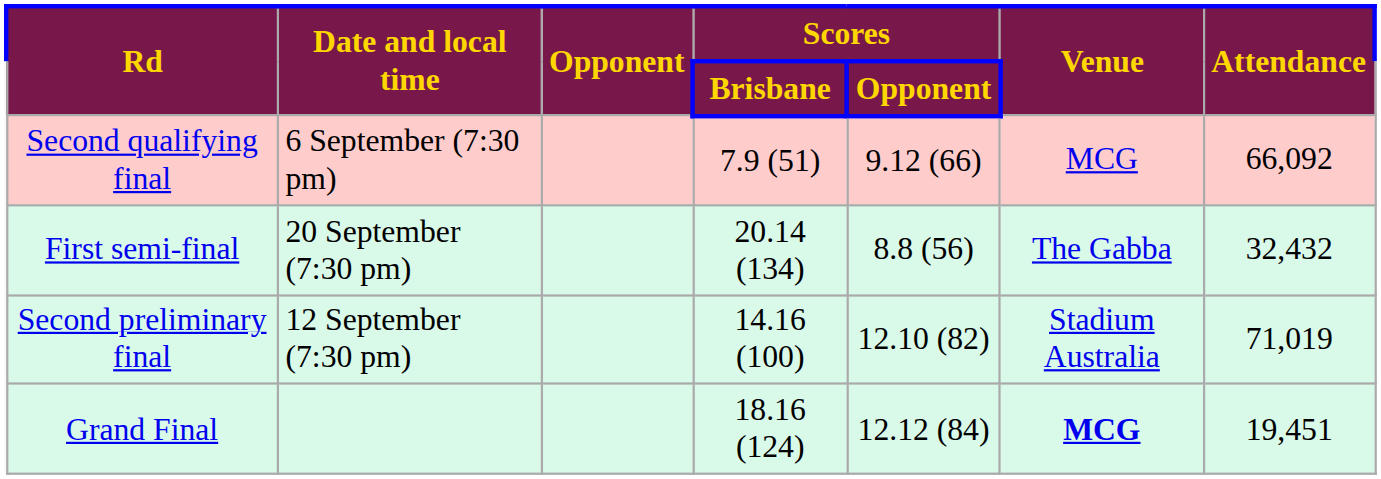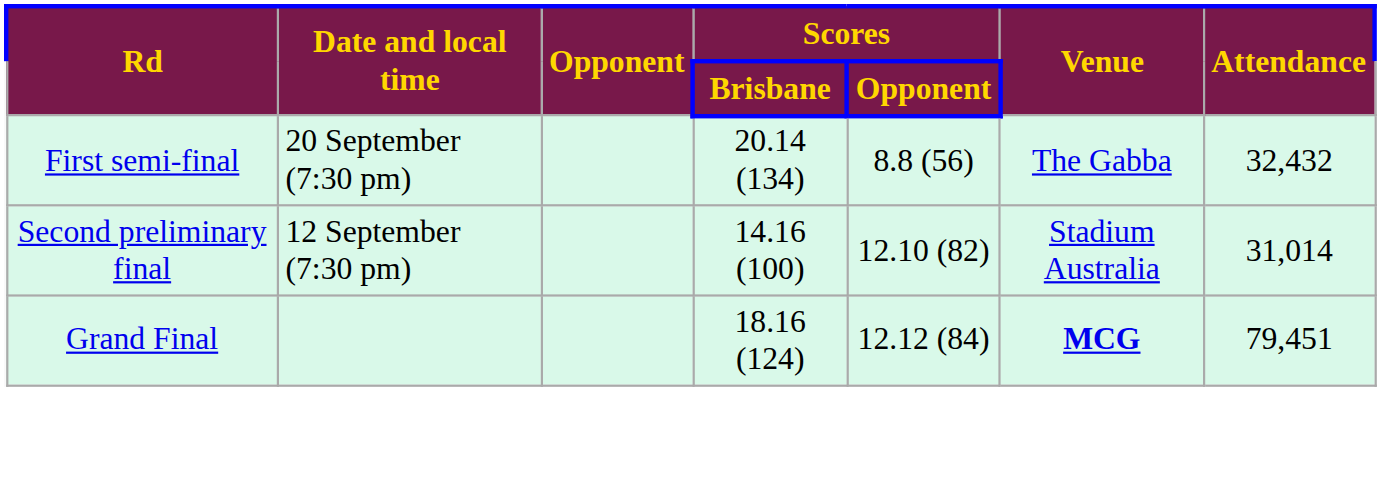- row: (142, 159)
(1289, 339) 71,019 -> (1289, 250) 31,014
(1289, 428) 19,451 -> (1289, 340) 79,451
